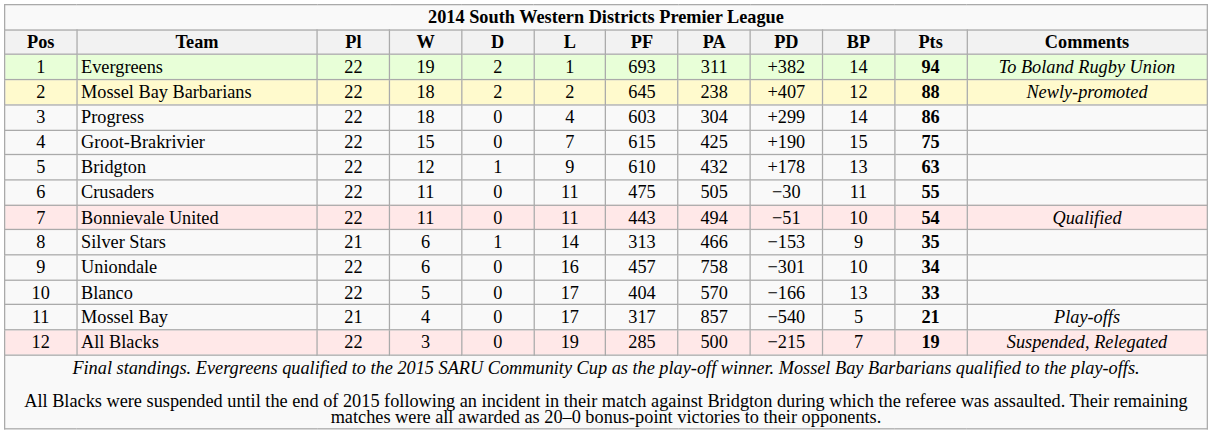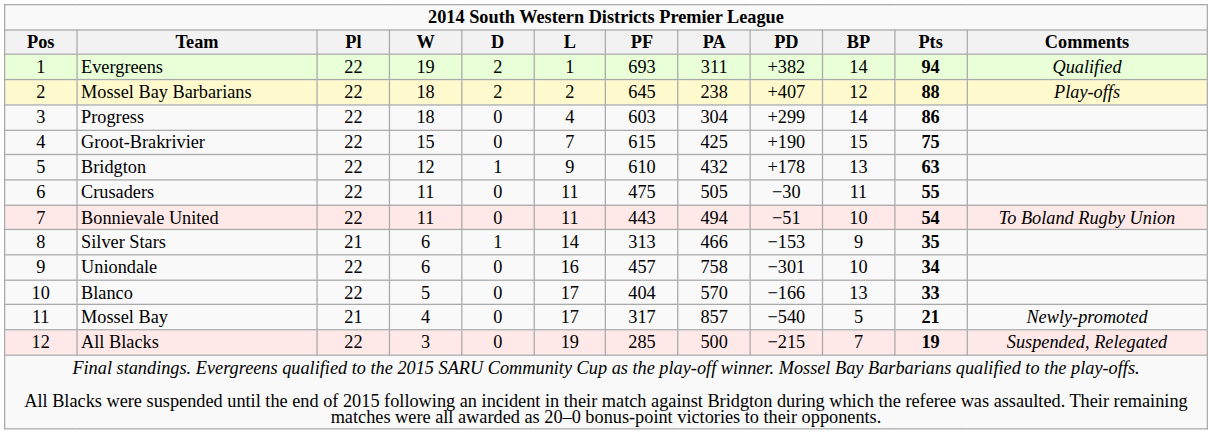(1087, 67) To Boland Rugby Union -> (1087, 67) Qualified
(1087, 92) Newly-promoted -> (1087, 92) Play-offs
(1087, 217) Qualified -> (1087, 217) To Boland Rugby Union
(1087, 317) Play-offs -> (1087, 317) Newly-promoted
